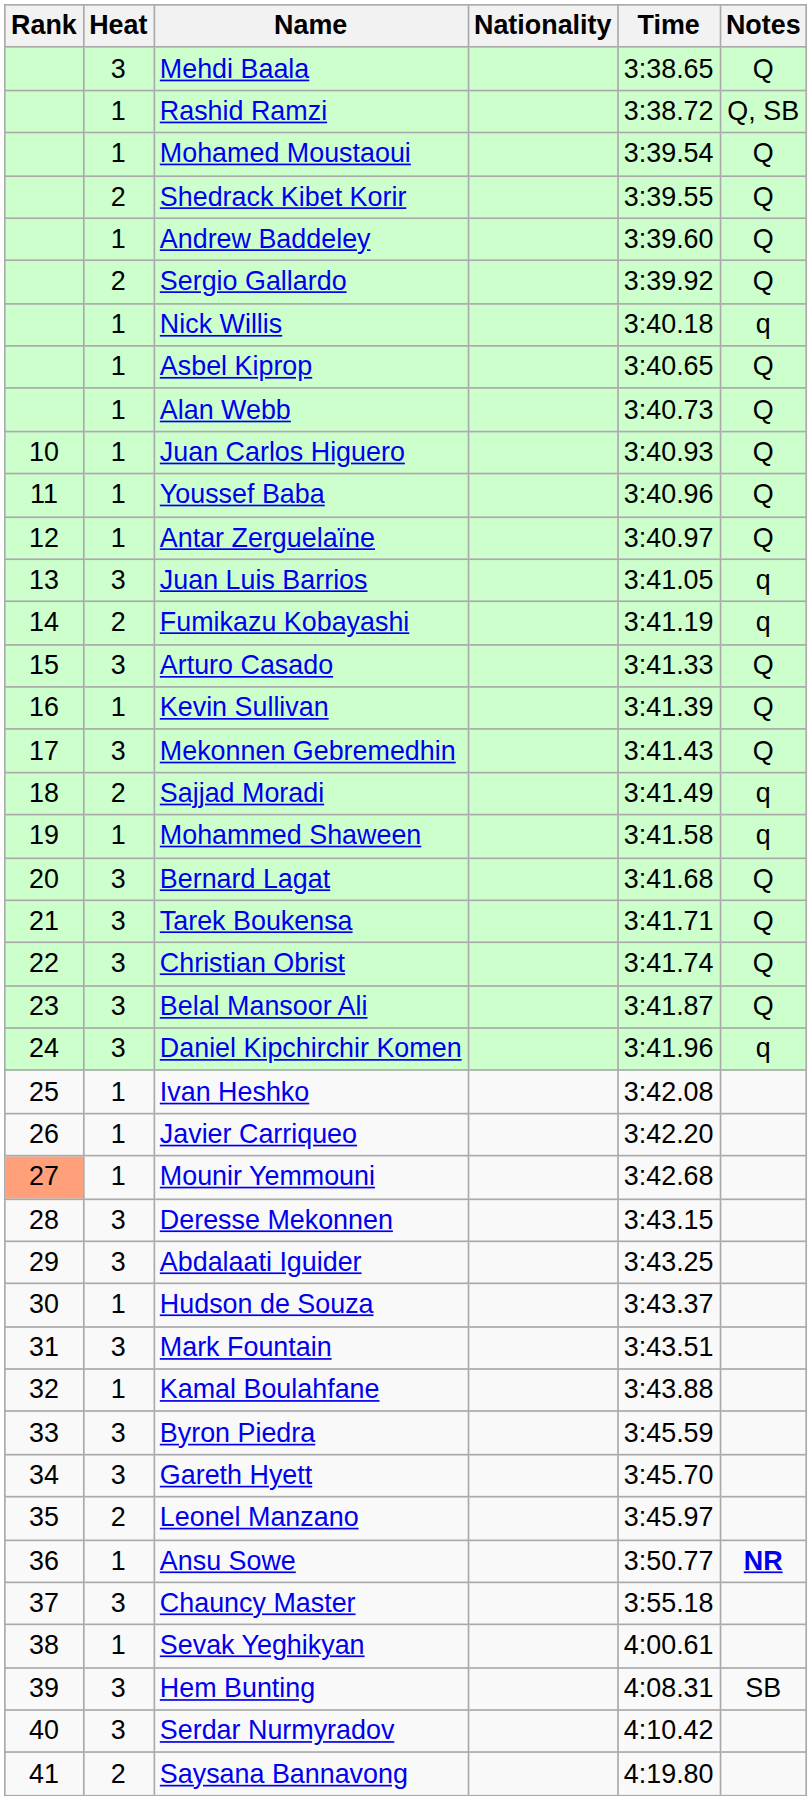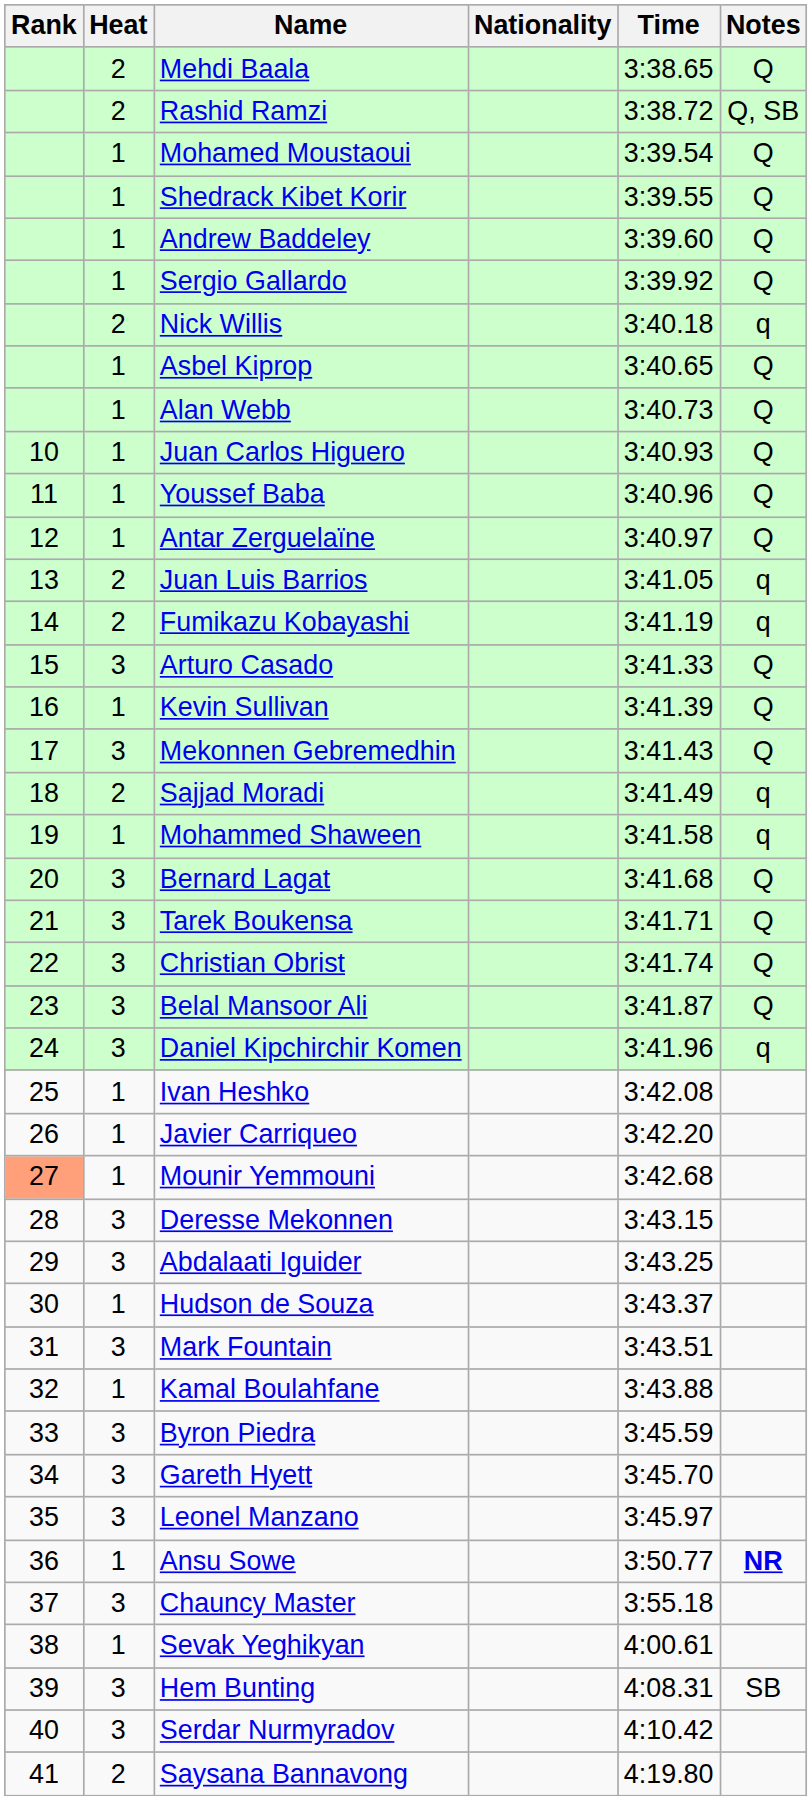(118, 68) 3 -> (118, 68) 2
(118, 111) 1 -> (118, 111) 2
(118, 196) 2 -> (118, 196) 1
(118, 281) 2 -> (118, 281) 1
(118, 324) 1 -> (118, 324) 2
(118, 580) 3 -> (118, 580) 2
(118, 1517) 2 -> (118, 1517) 3
